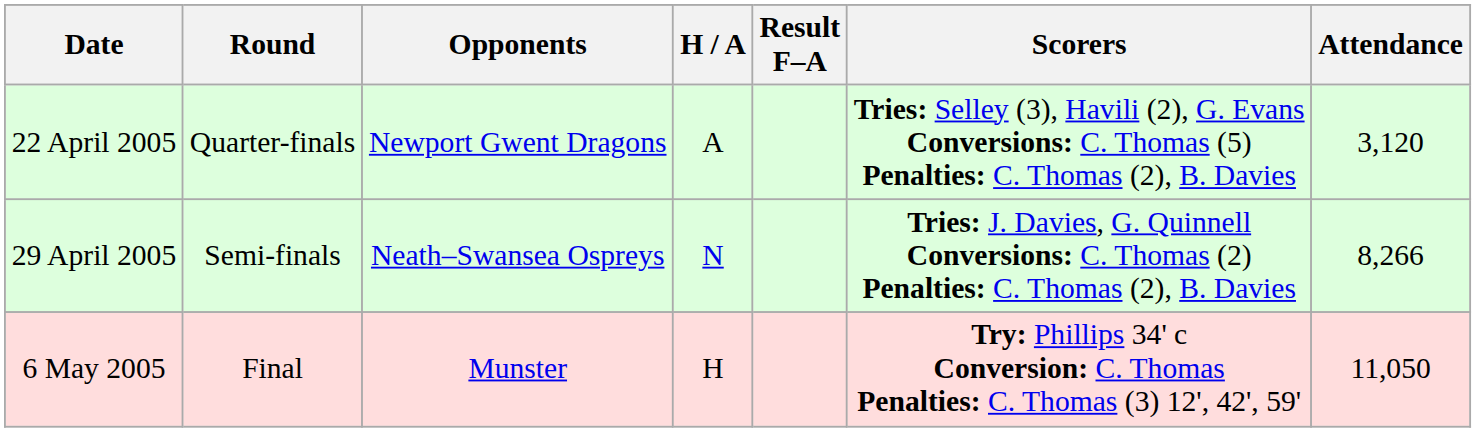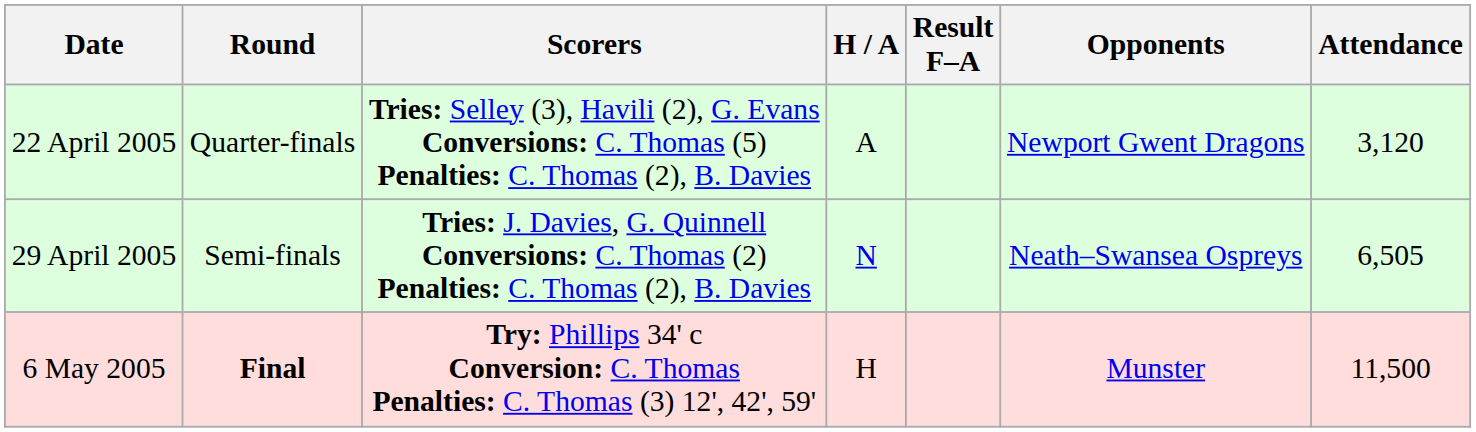columns swapped: (518, 44) <-> (1079, 44)
(1391, 255) 8,266 -> (1391, 255) 6,505
(273, 368) normal -> (273, 368) bold
(1391, 368) 11,050 -> (1391, 368) 11,500
